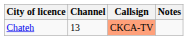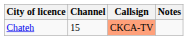(75, 27) 13 -> (75, 27) 15
